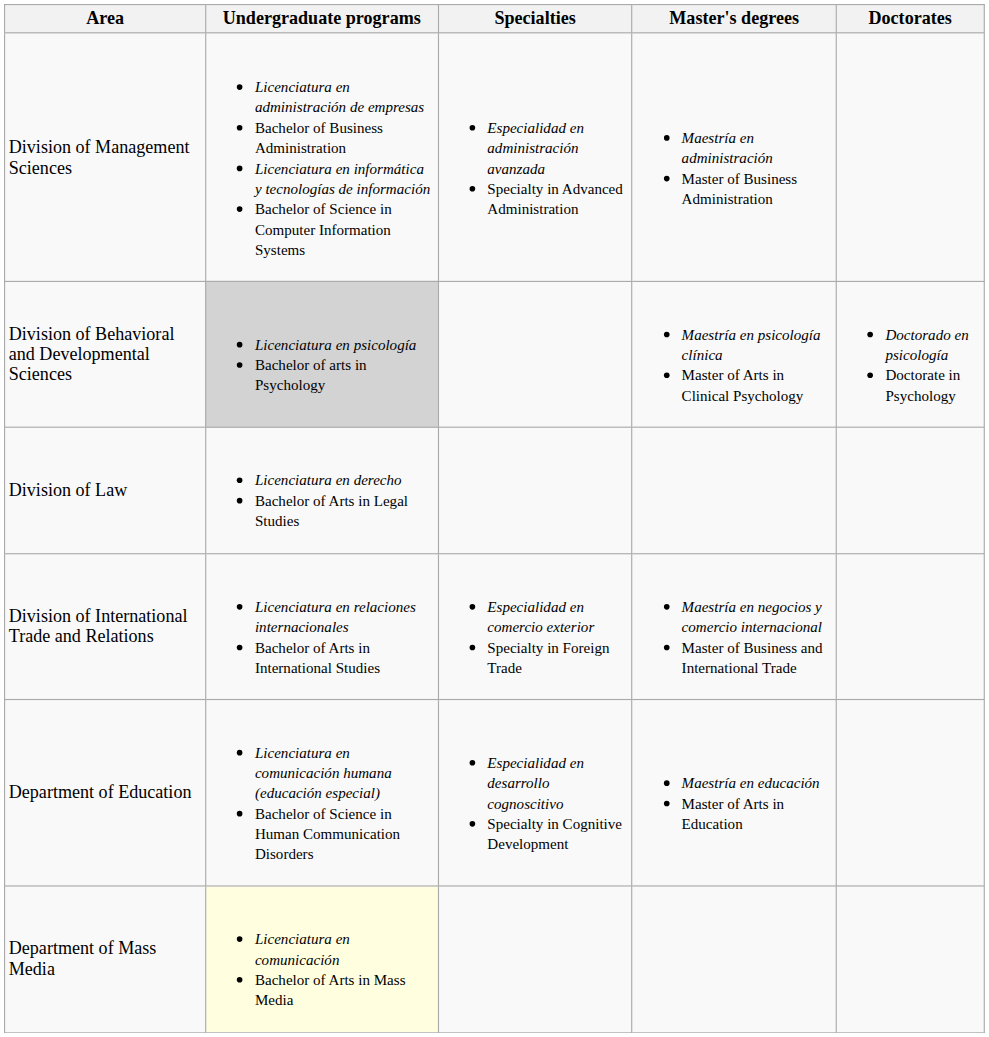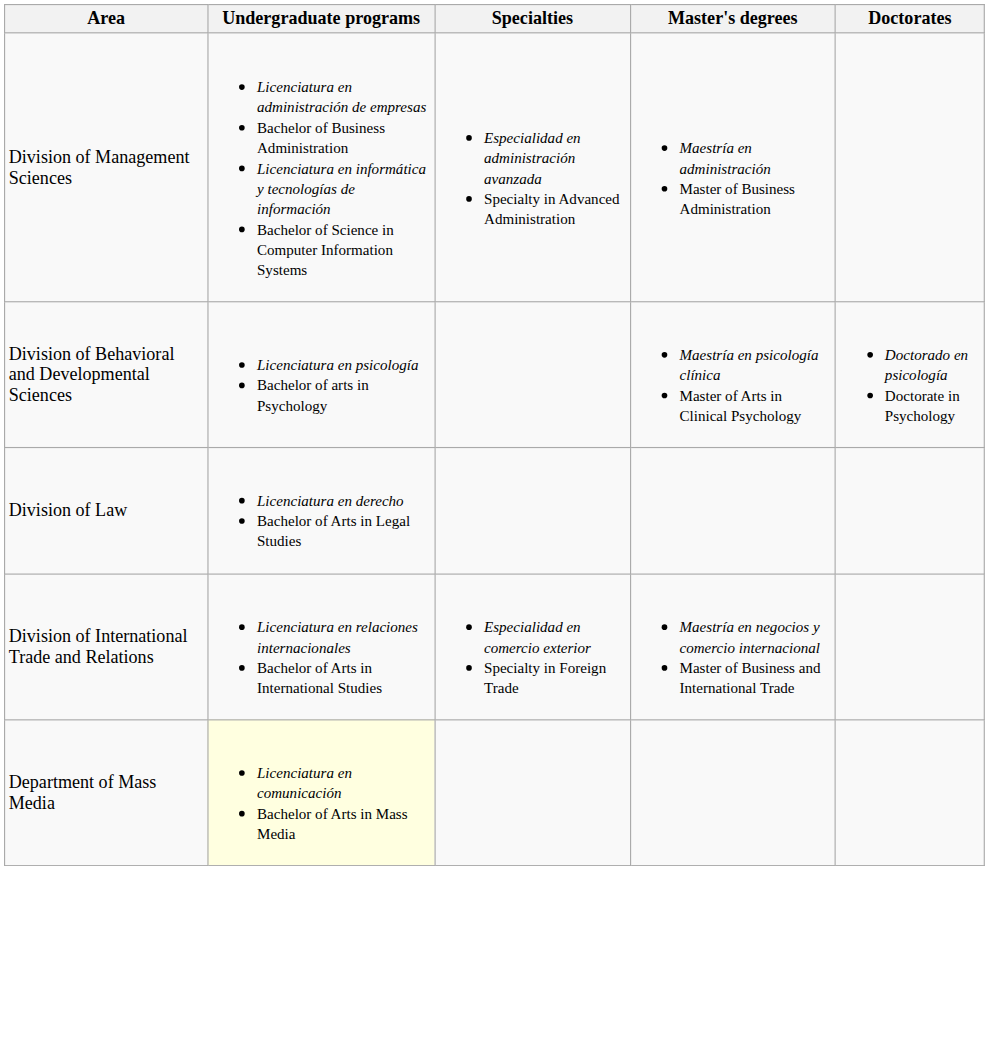(322, 364) lightgrey background -> (321, 385) no background
- row: (100, 792)
